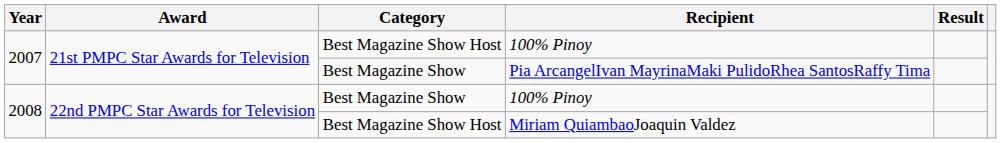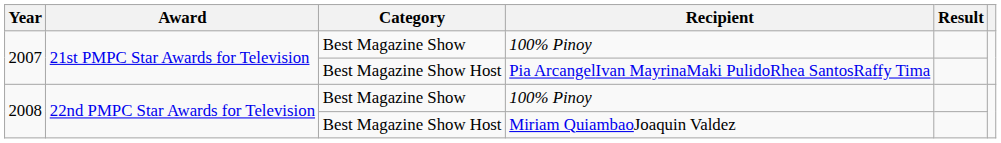(412, 44) Best Magazine Show Host -> (394, 44) Best Magazine Show
(394, 71) Best Magazine Show -> (412, 71) Best Magazine Show Host
